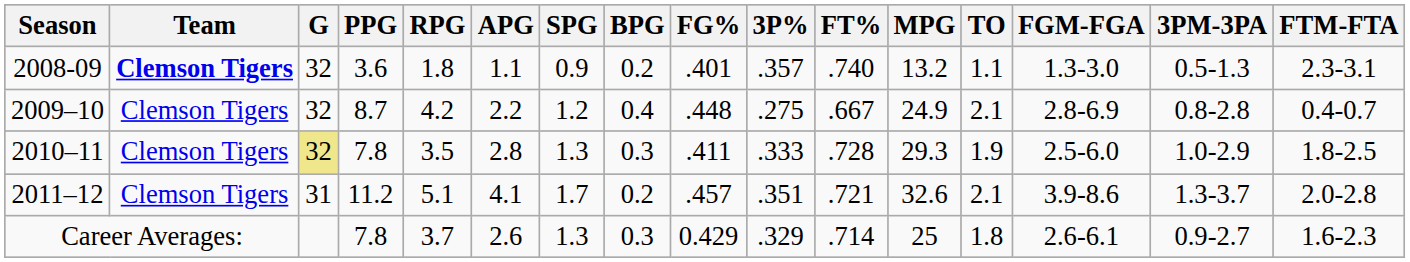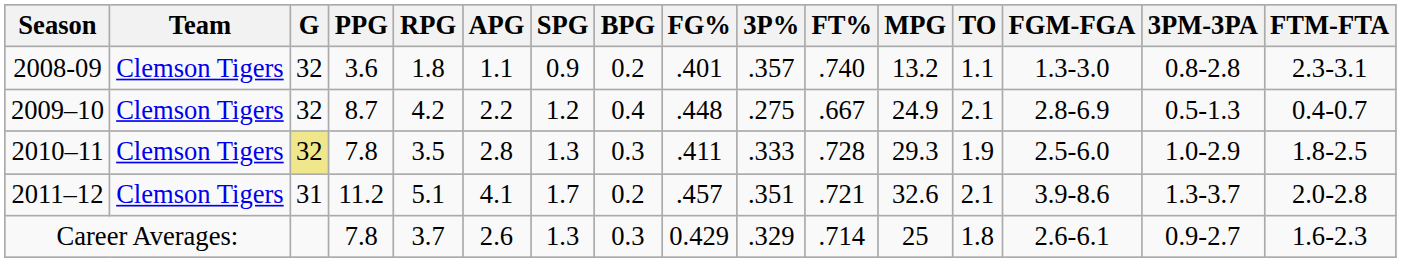(205, 67) bold -> (200, 67) normal
(1212, 67) 0.5-1.3 -> (1203, 67) 0.8-2.8
(1212, 109) 0.8-2.8 -> (1203, 109) 0.5-1.3
